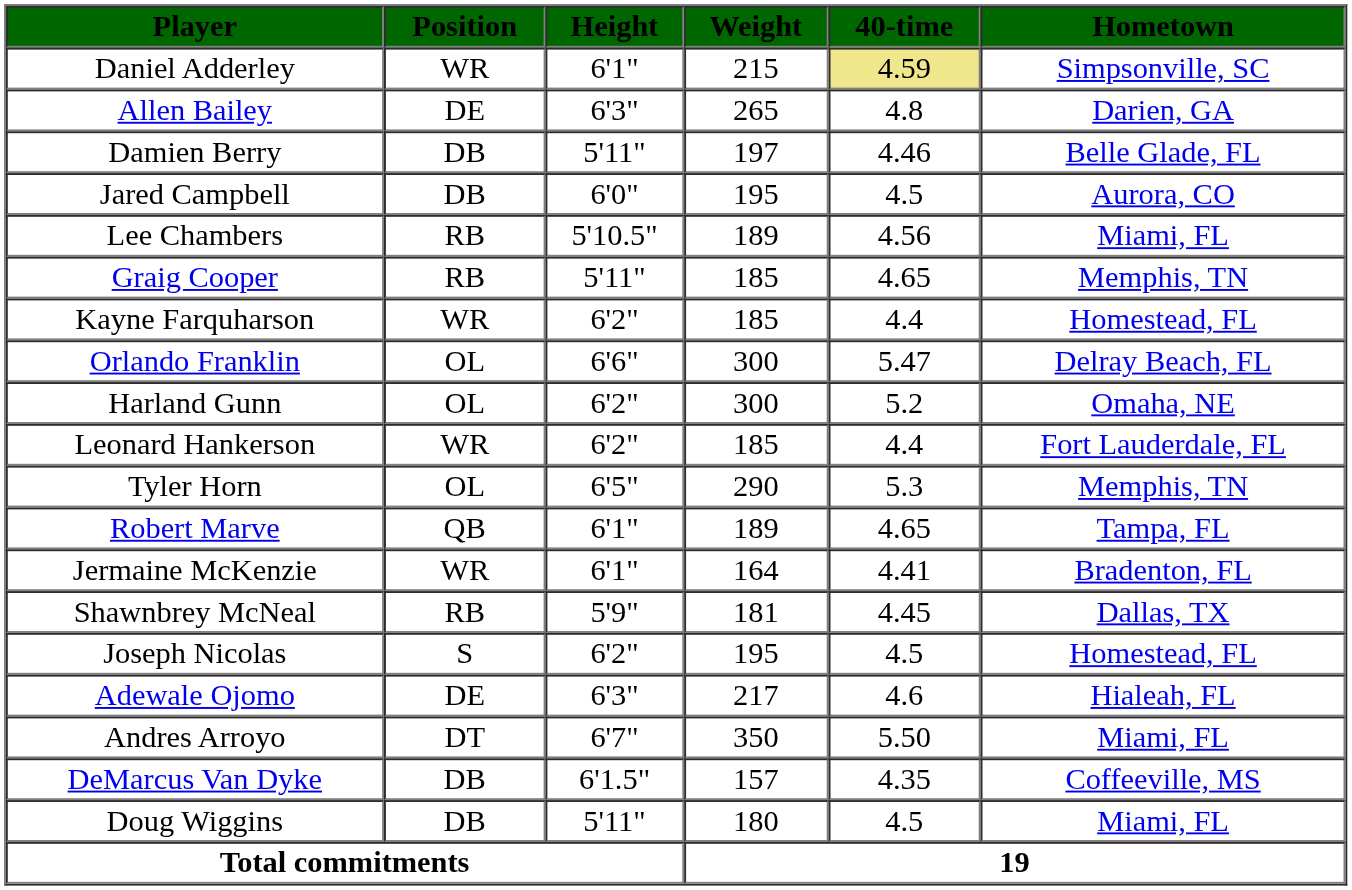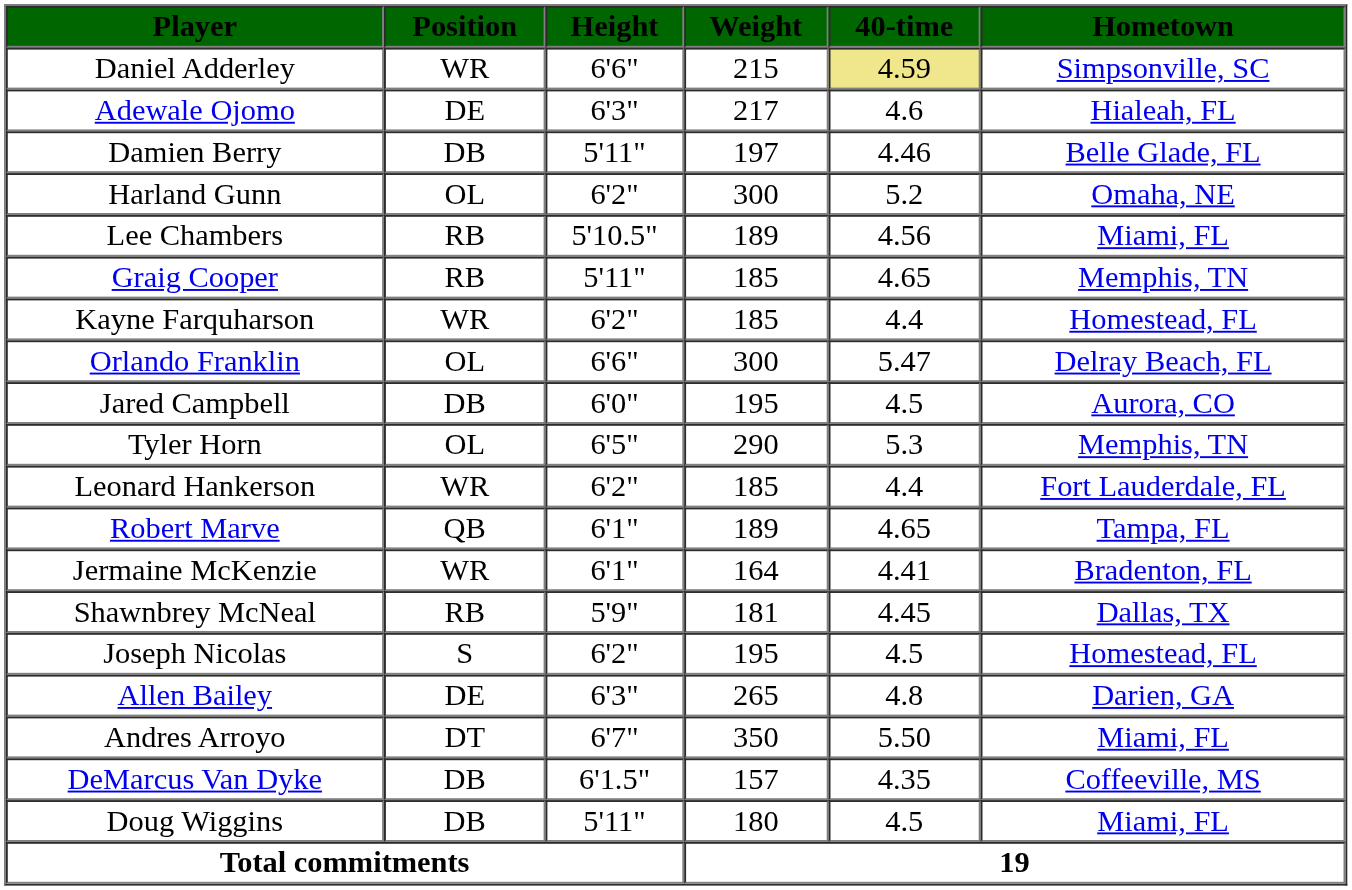(615, 68) 6'1" -> (615, 68) 6'6"
rows swapped: (195, 109) <-> (195, 695)
rows swapped: (195, 193) <-> (195, 402)
rows swapped: (195, 444) <-> (195, 486)
